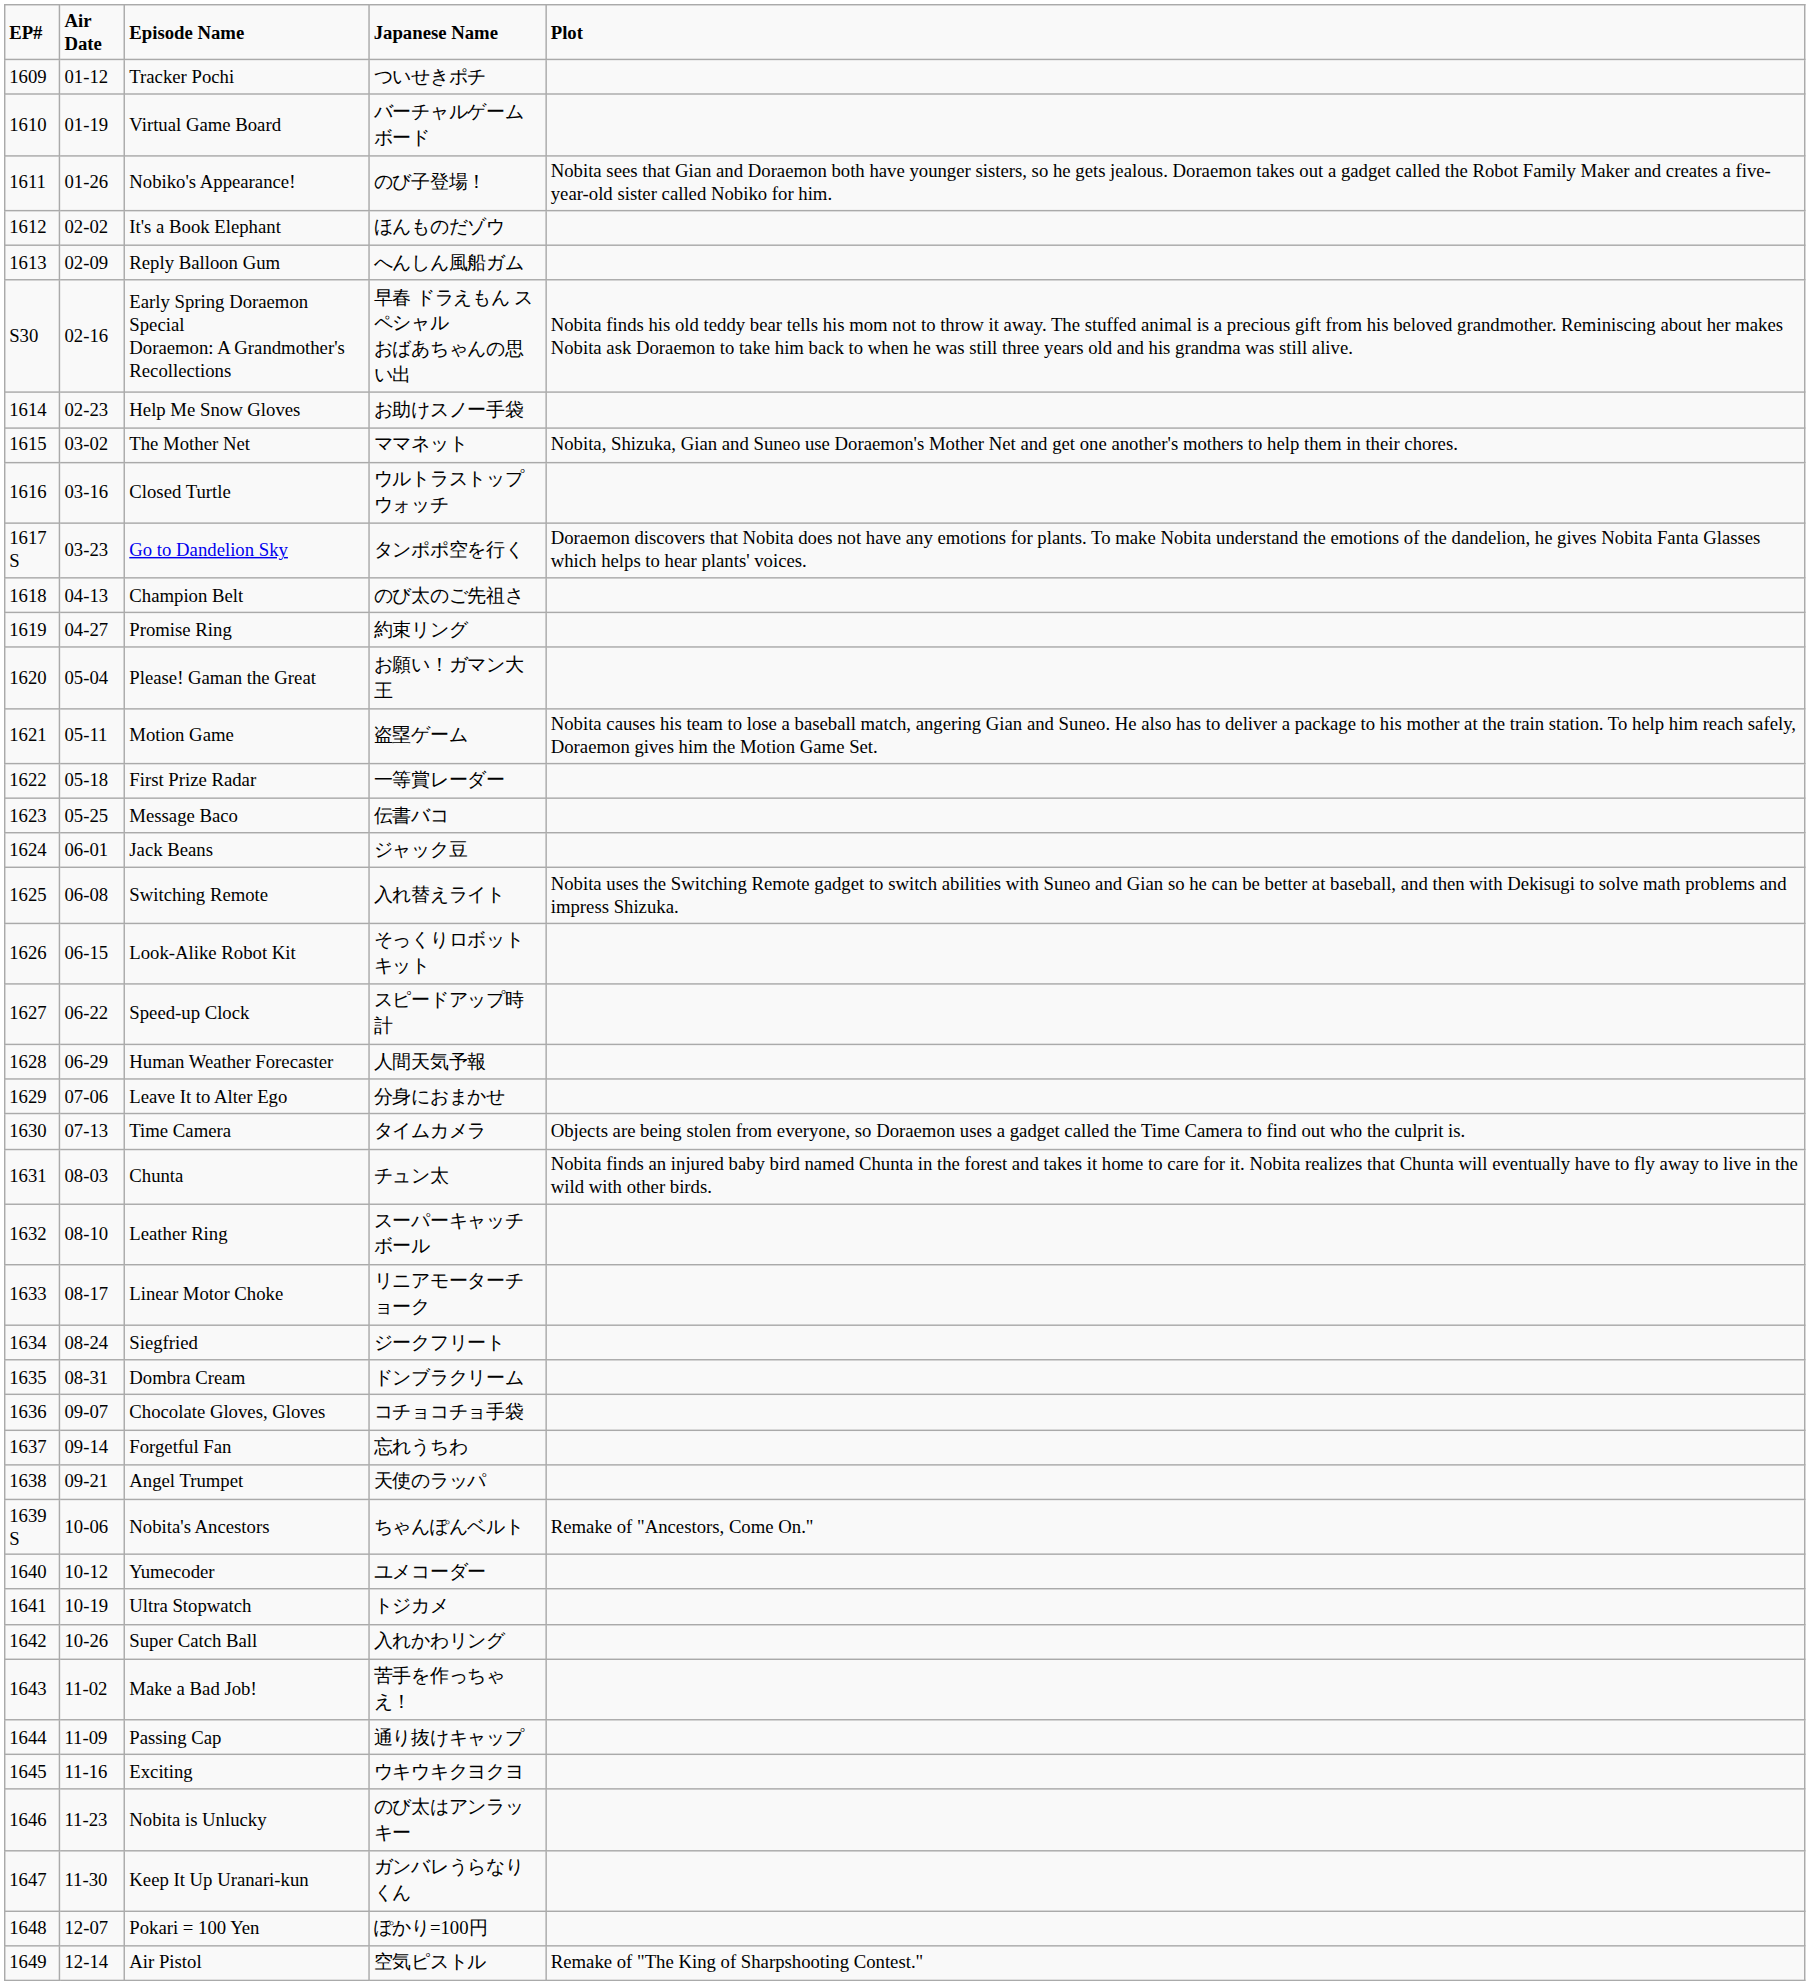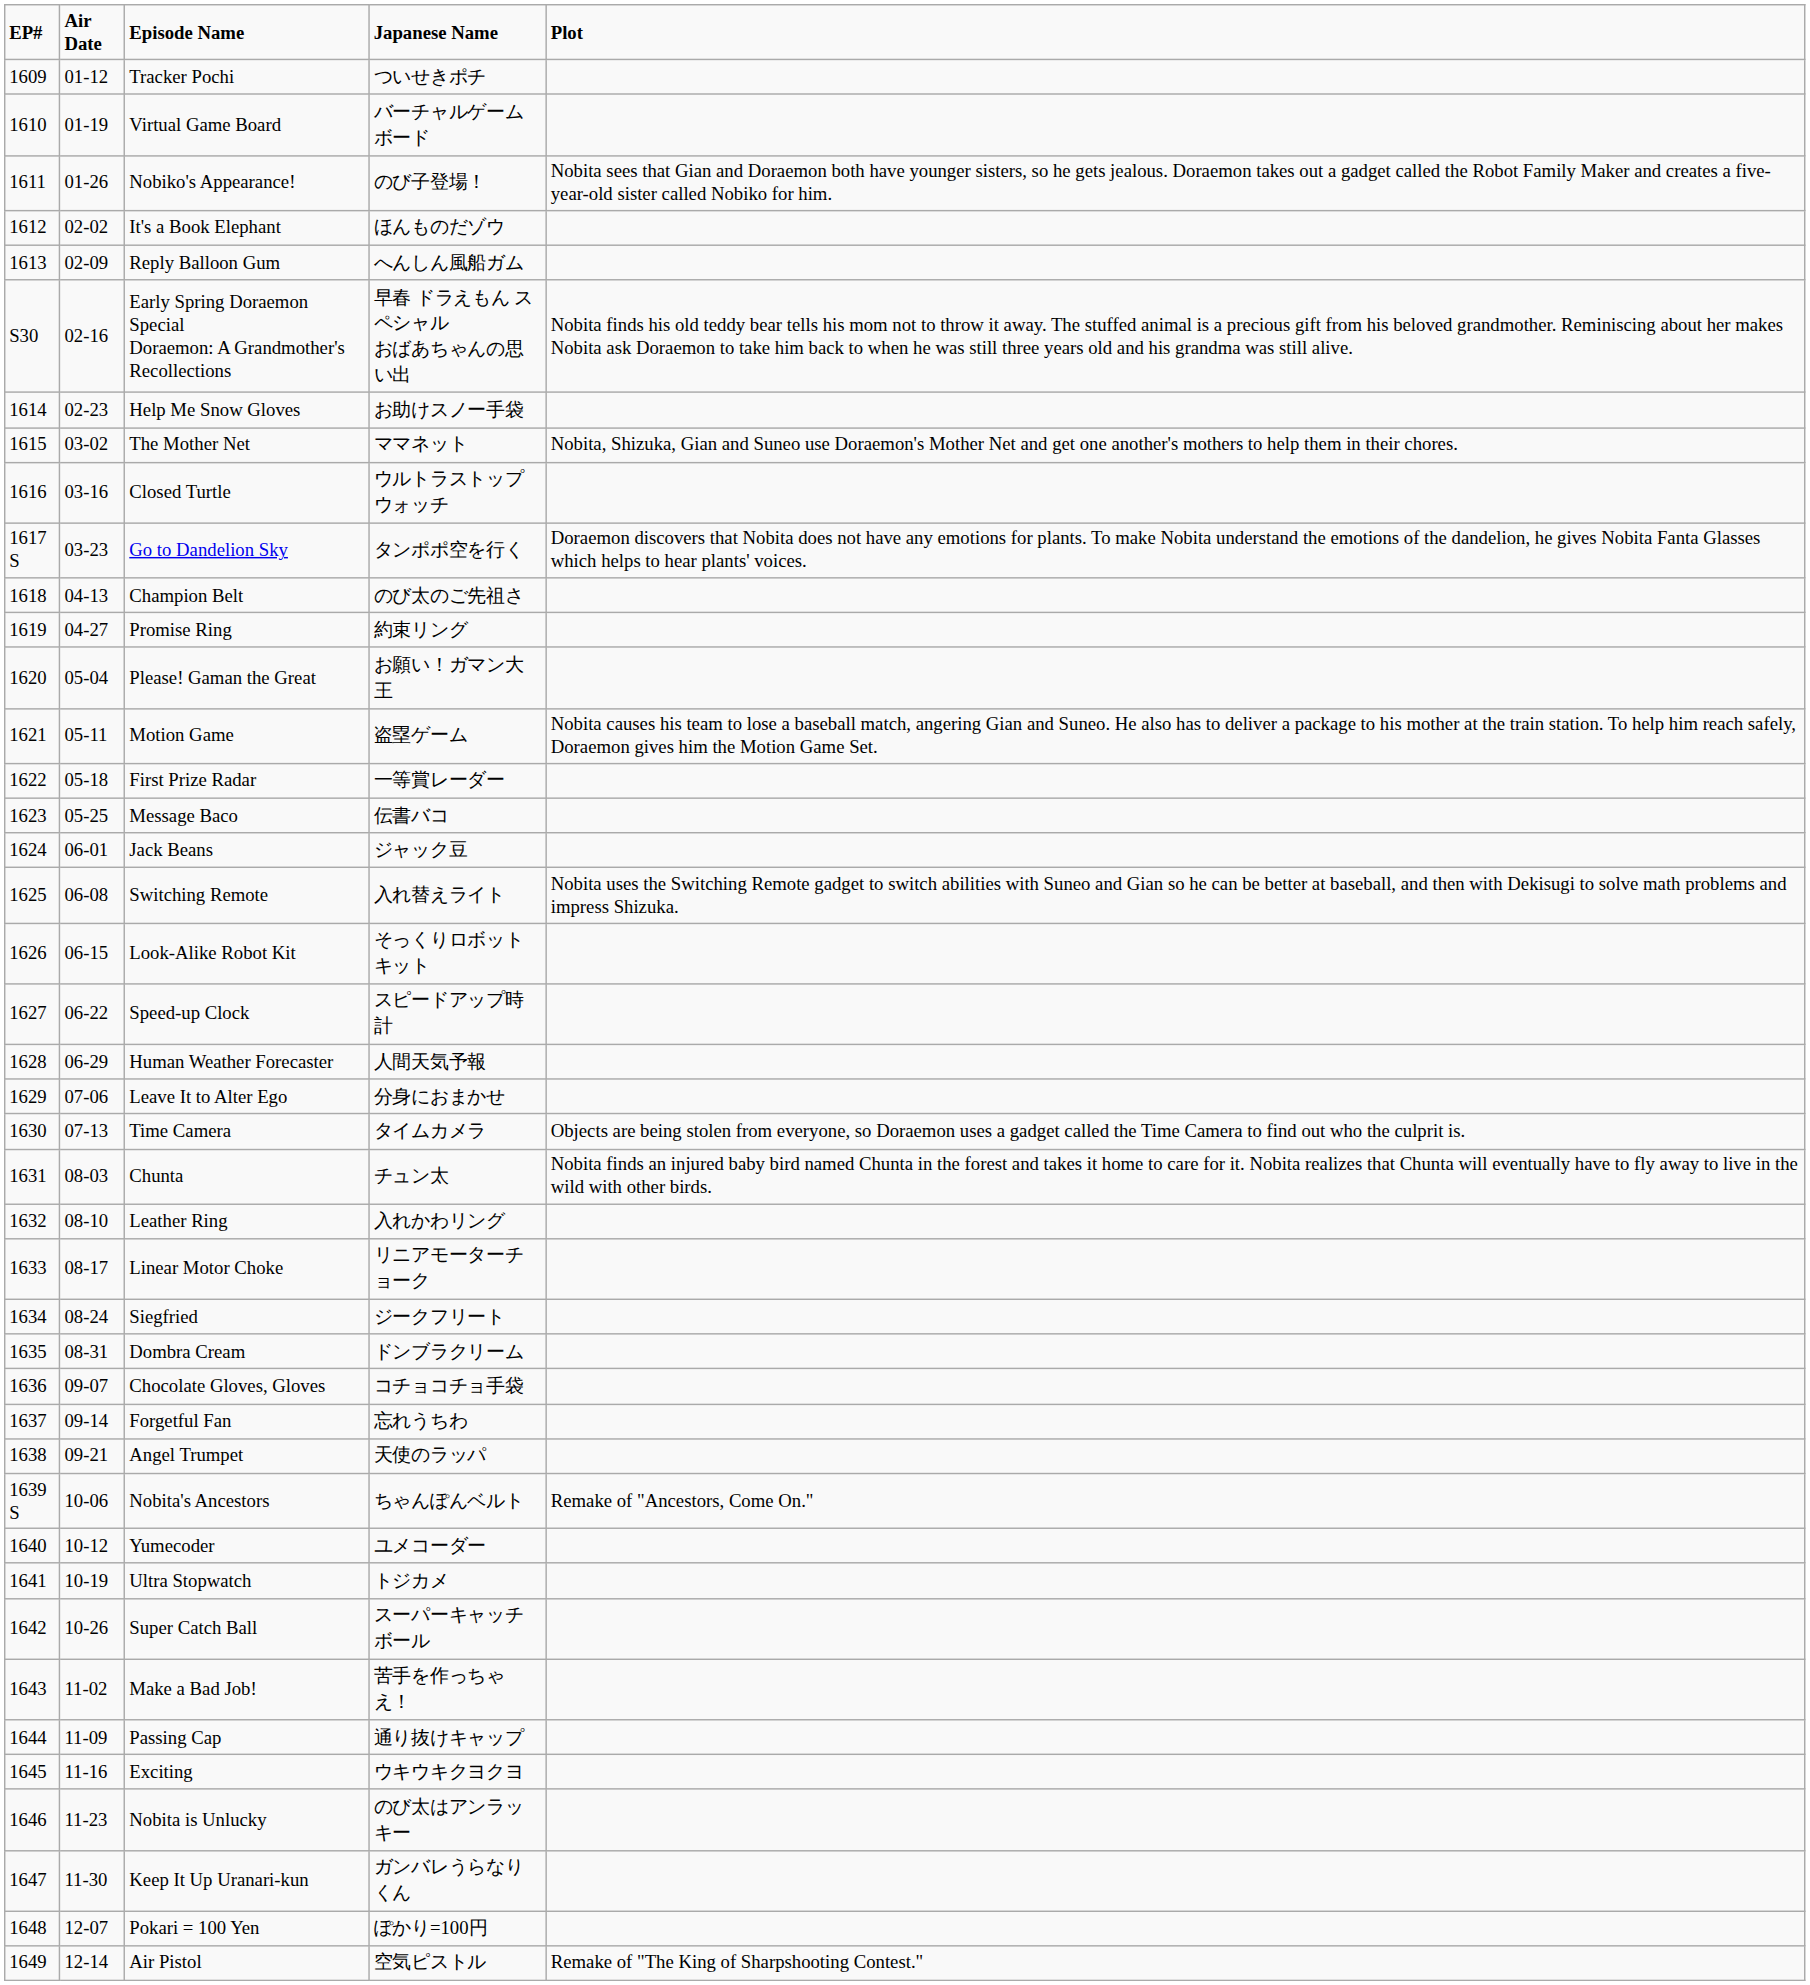(449, 1233) スーパーキャッチボール -> (439, 1220) 入れかわリング
(439, 1641) 入れかわリング -> (449, 1628) スーパーキャッチボール
